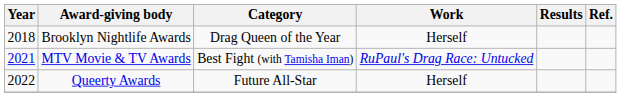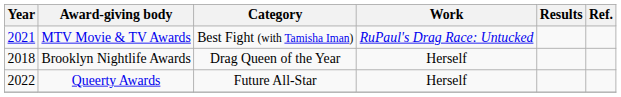rows swapped: (116, 37) <-> (116, 59)
